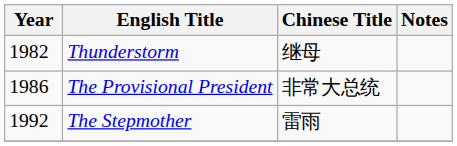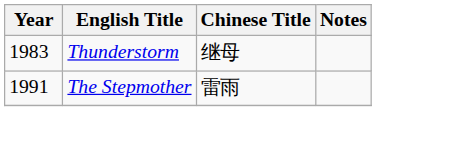(29, 51) 1982 -> (29, 51) 1983
- row: (170, 86)
(29, 121) 1992 -> (29, 86) 1991
